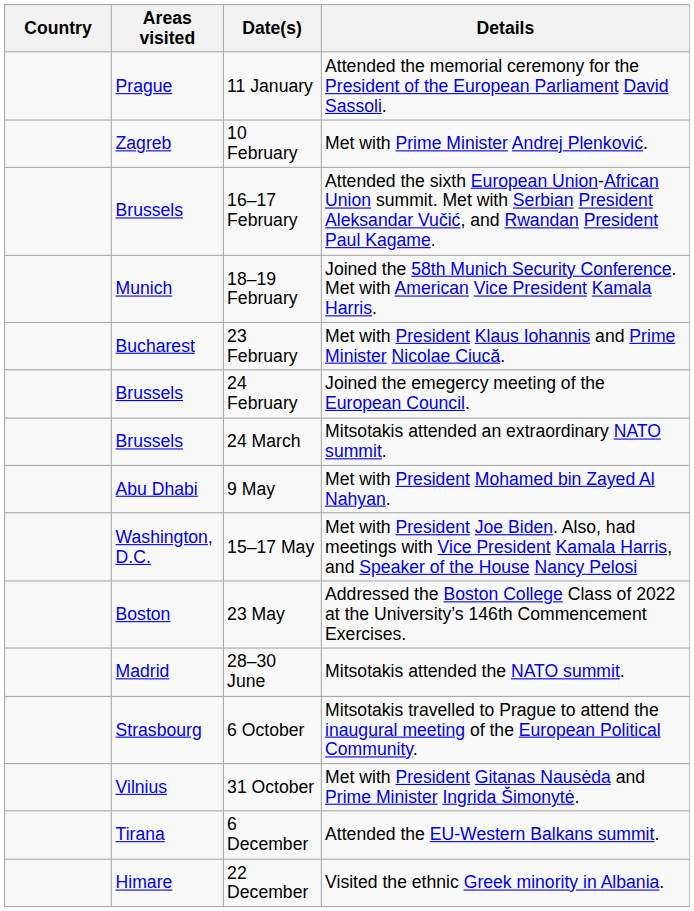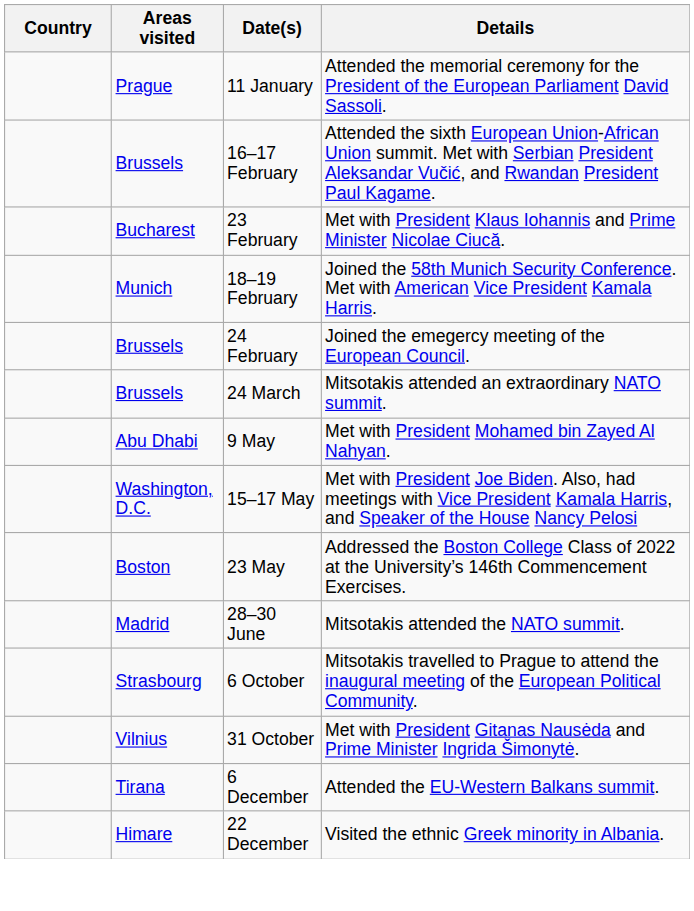- row: (262, 143)
rows swapped: (262, 288) <-> (262, 346)
